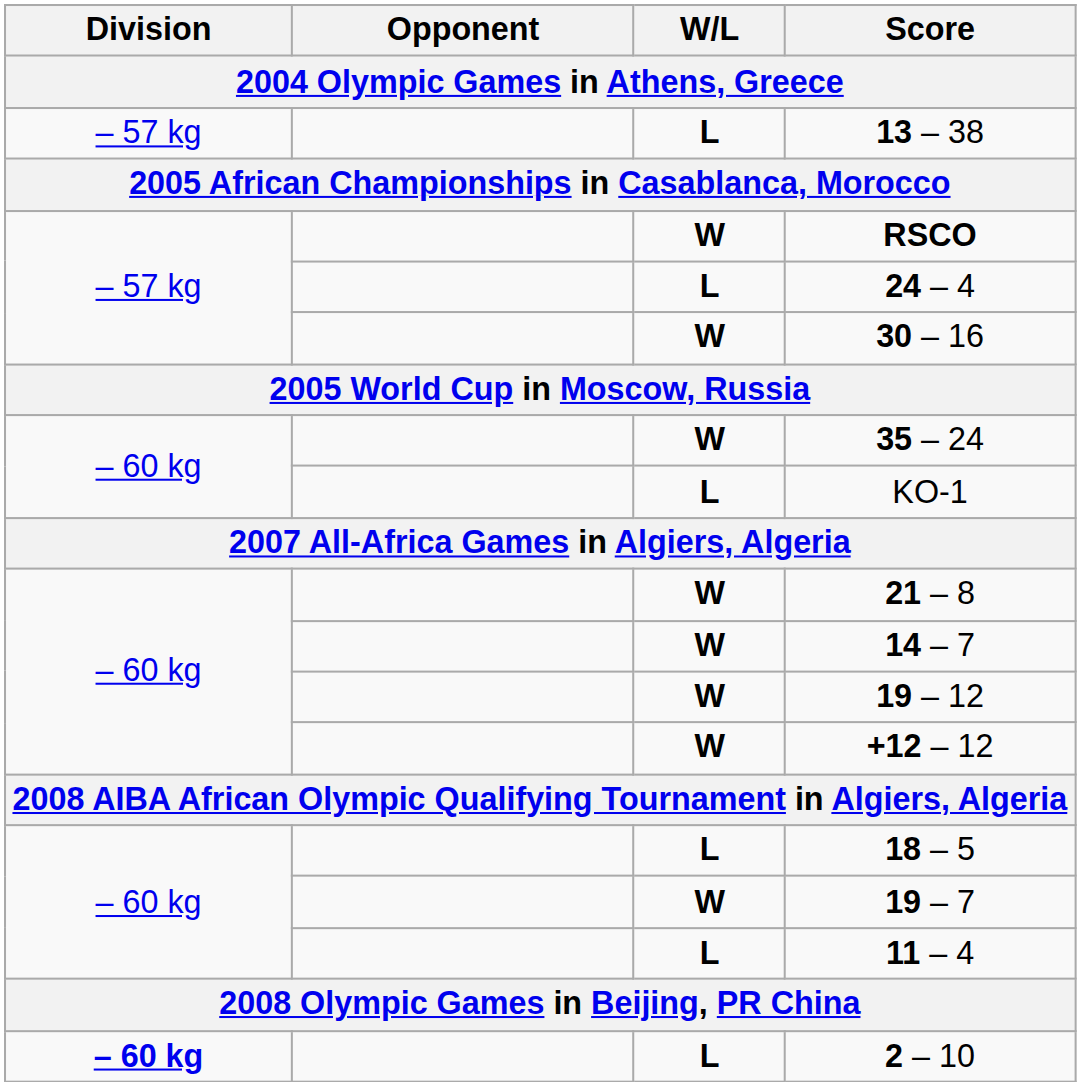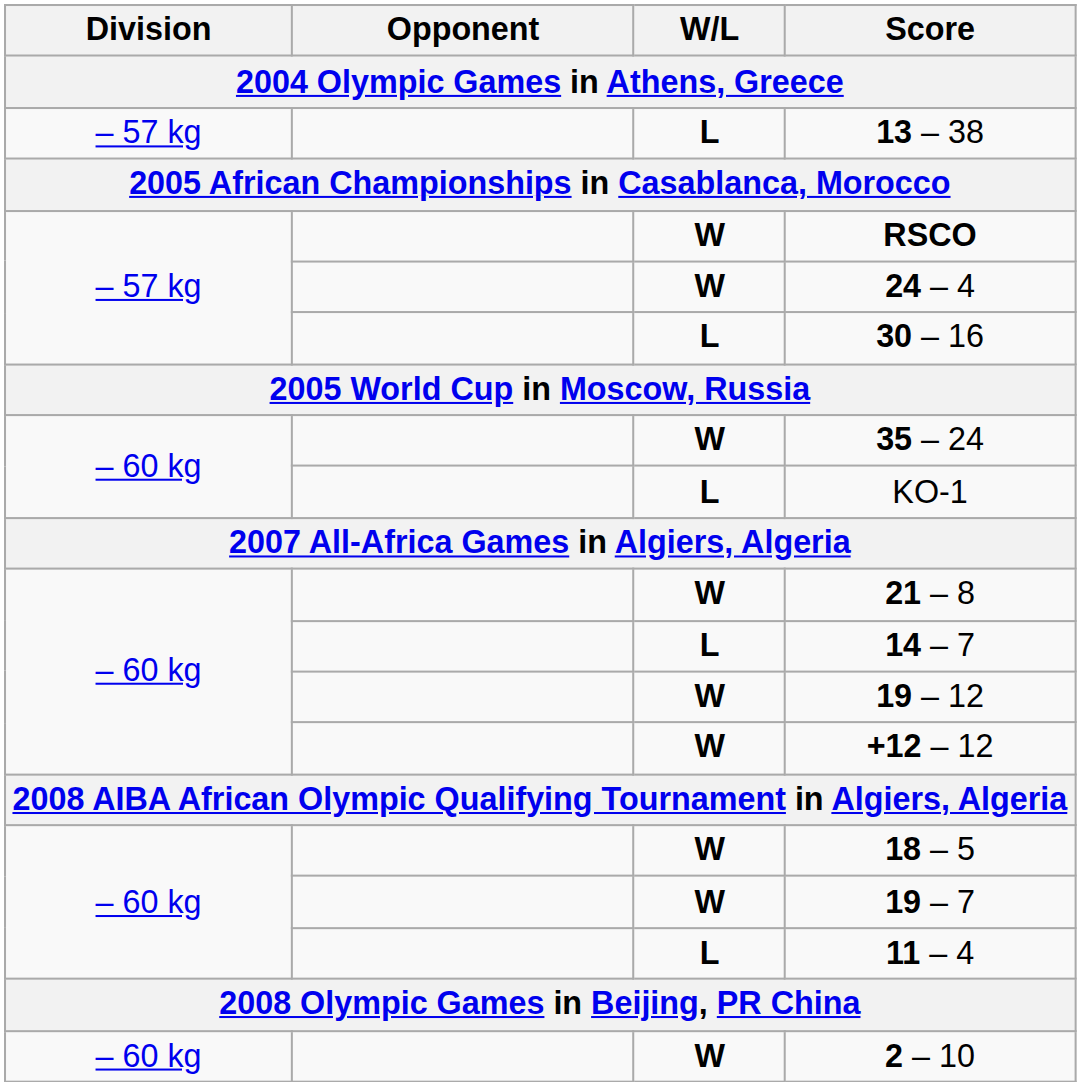(710, 286) L -> (710, 286) W
(710, 337) W -> (710, 337) L
(710, 645) W -> (710, 645) L
(710, 850) L -> (710, 850) W
(149, 1055) bold -> (149, 1055) normal
(710, 1055) L -> (710, 1055) W
